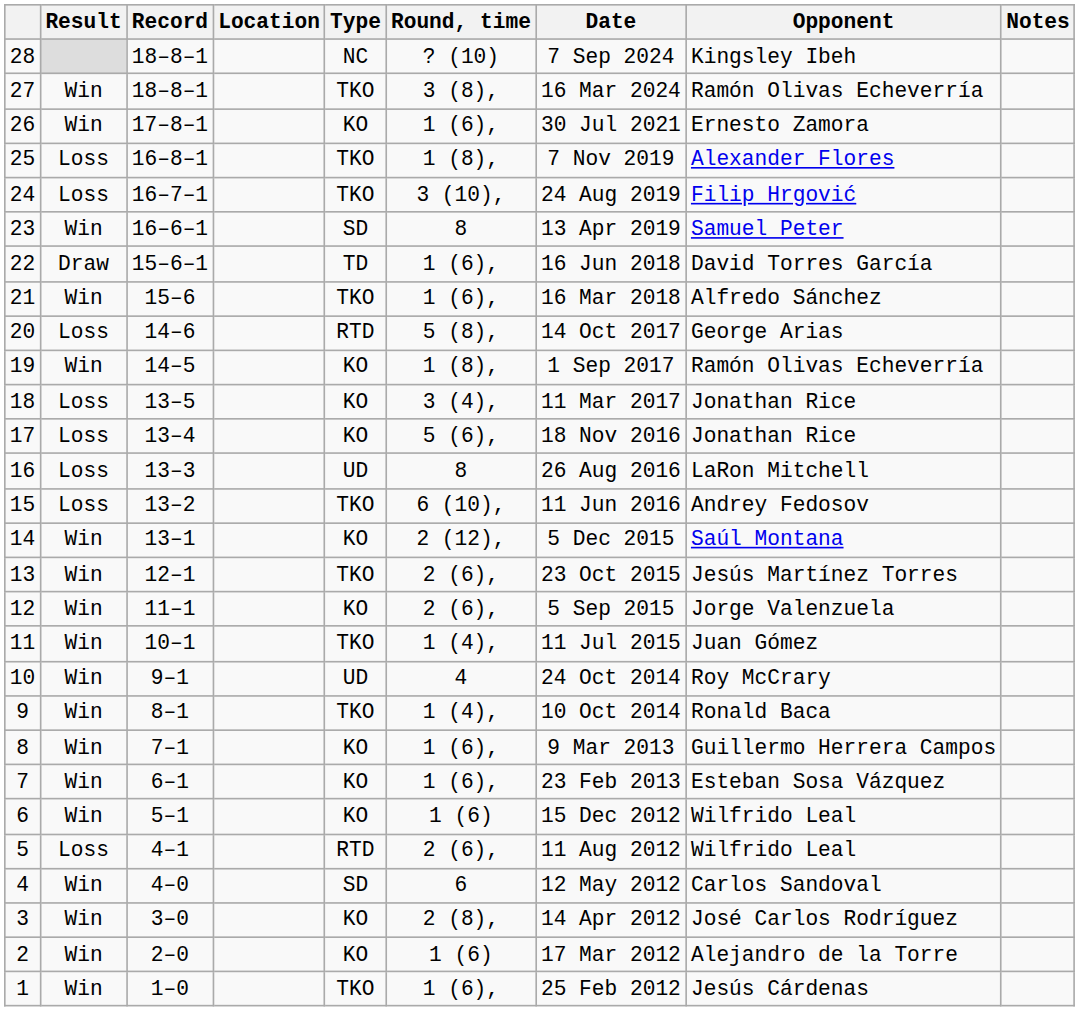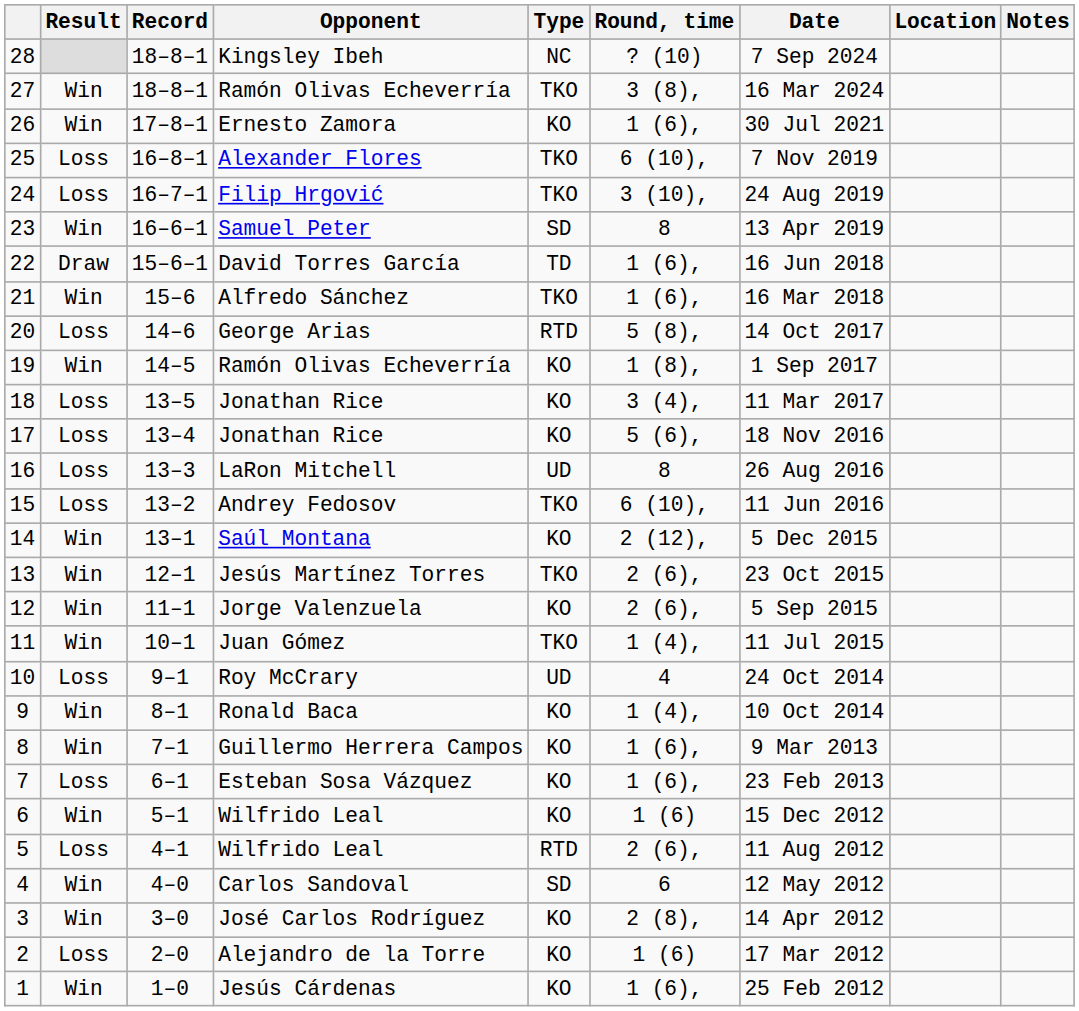columns swapped: (844, 22) <-> (269, 22)
(461, 160) 1 (8), -> (664, 160) 6 (10),
(84, 678) Win -> (84, 678) Loss
(355, 713) TKO -> (559, 713) KO
(84, 782) Win -> (84, 782) Loss
(84, 955) Win -> (84, 955) Loss
(355, 989) TKO -> (559, 989) KO
